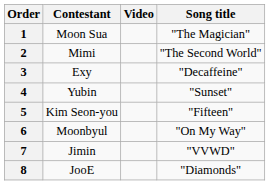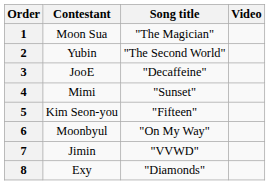columns swapped: (211, 14) <-> (139, 14)
(82, 53) Mimi -> (82, 53) Yubin
(82, 72) Exy -> (82, 72) JooE
(82, 92) Yubin -> (82, 92) Mimi
(82, 170) JooE -> (82, 170) Exy
